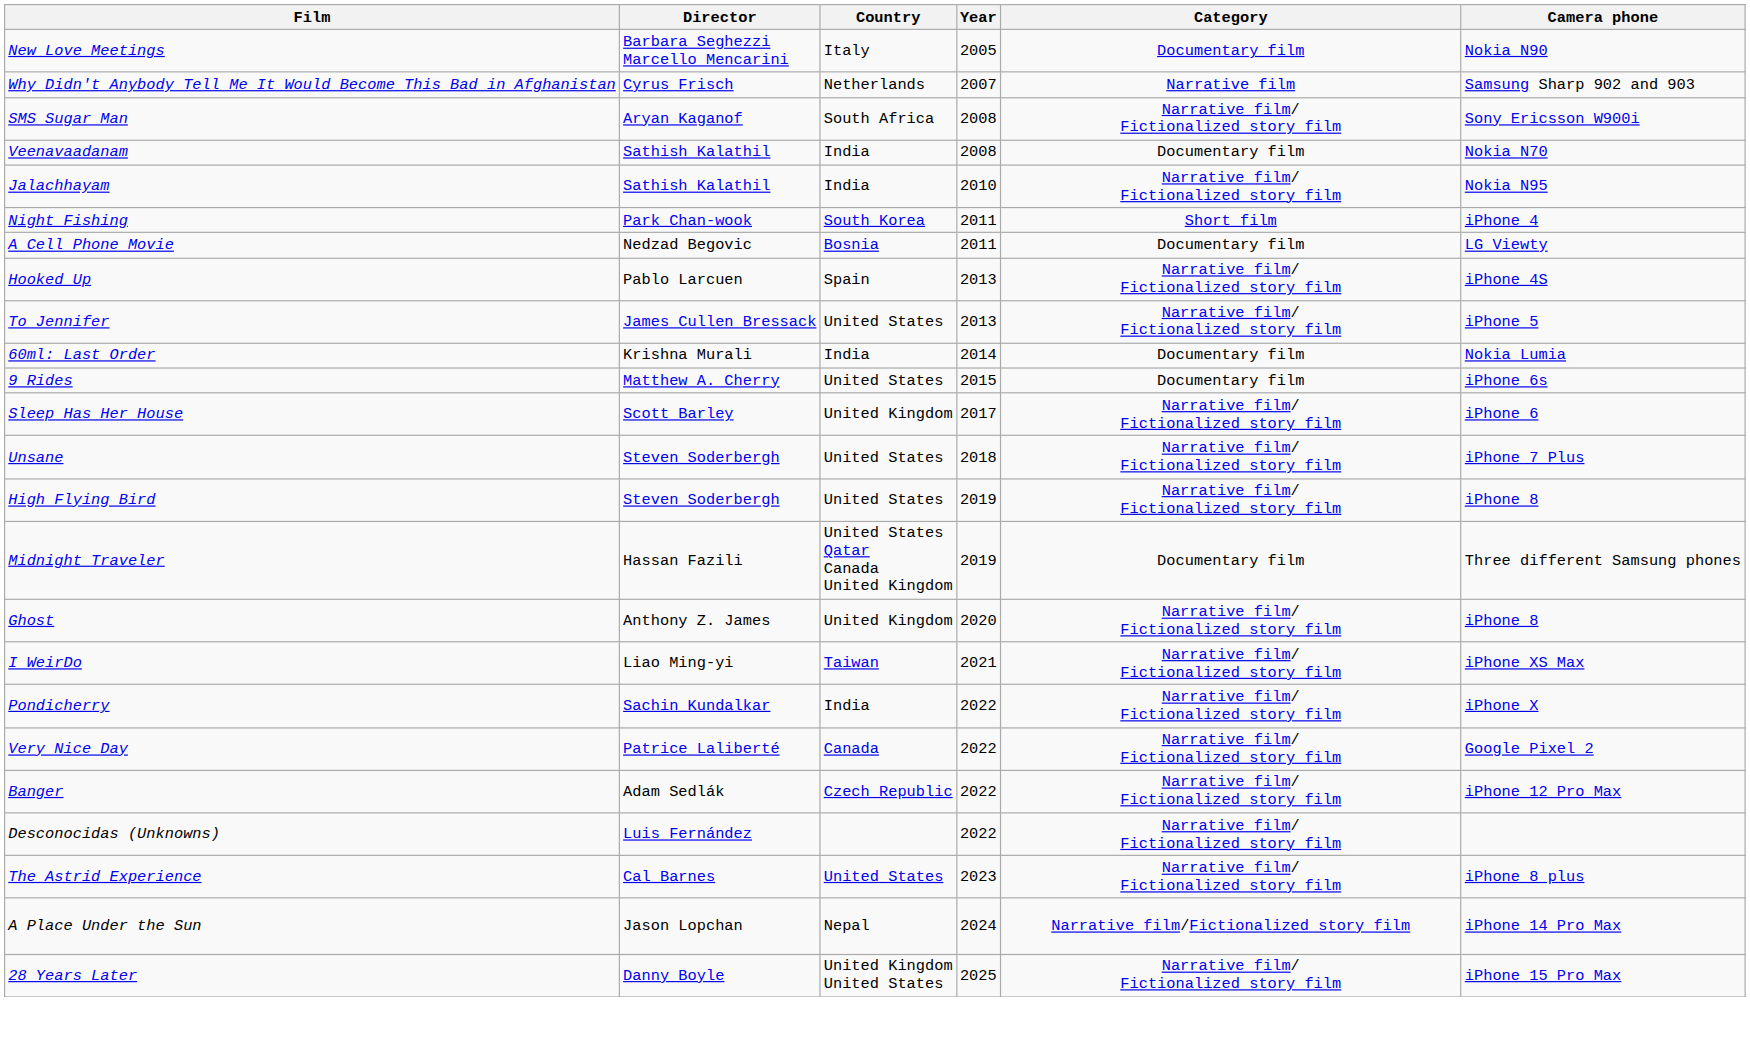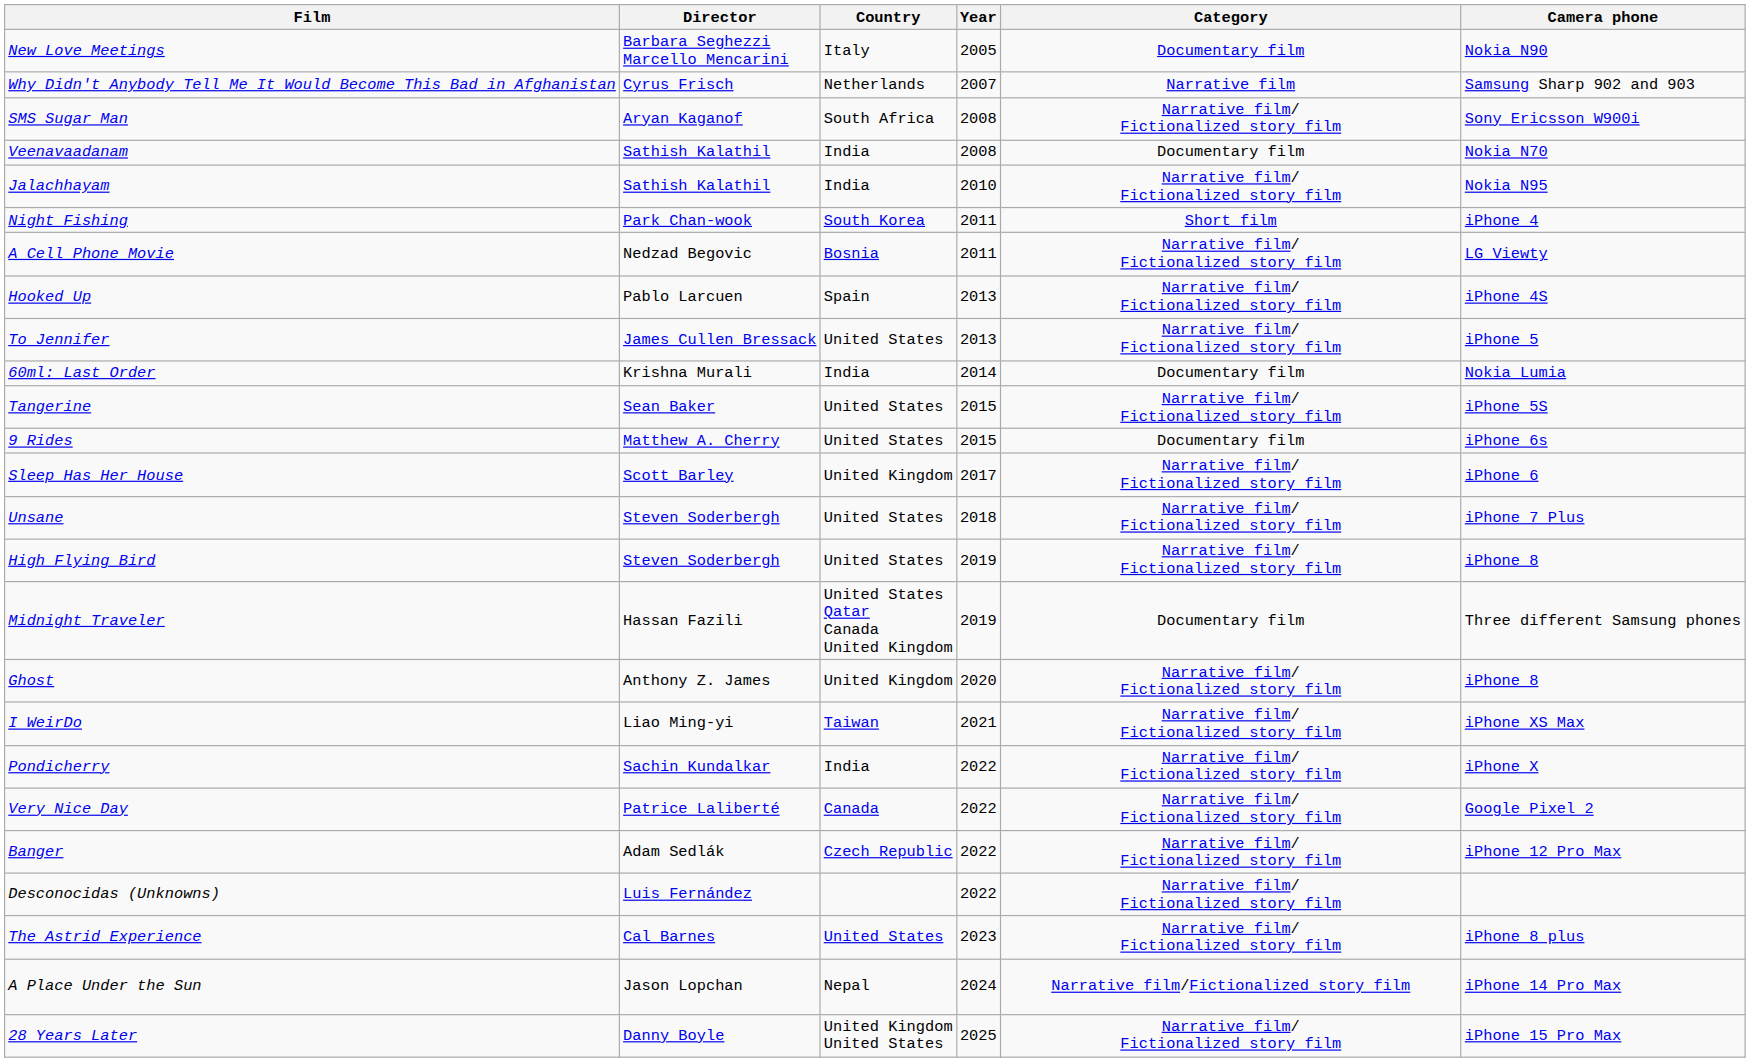(1231, 245) Documentary film -> (1231, 254) Narrative film/ Fictionalized story film
+ row: (50, 407)
